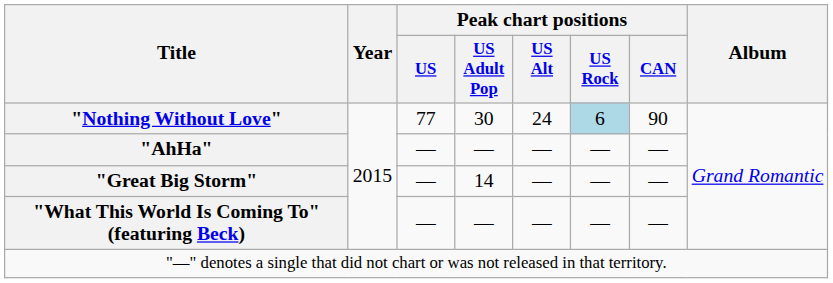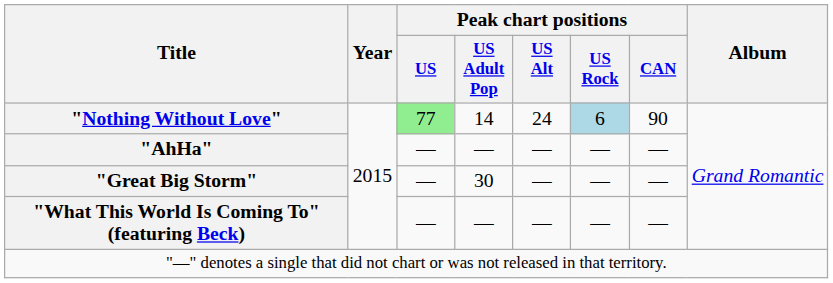(426, 118) no background -> (426, 118) lightgreen background
(484, 118) 30 -> (484, 118) 14
(484, 180) 14 -> (484, 180) 30
